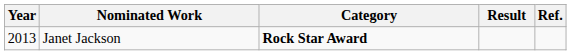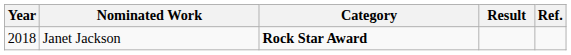(22, 38) 2013 -> (22, 38) 2018
